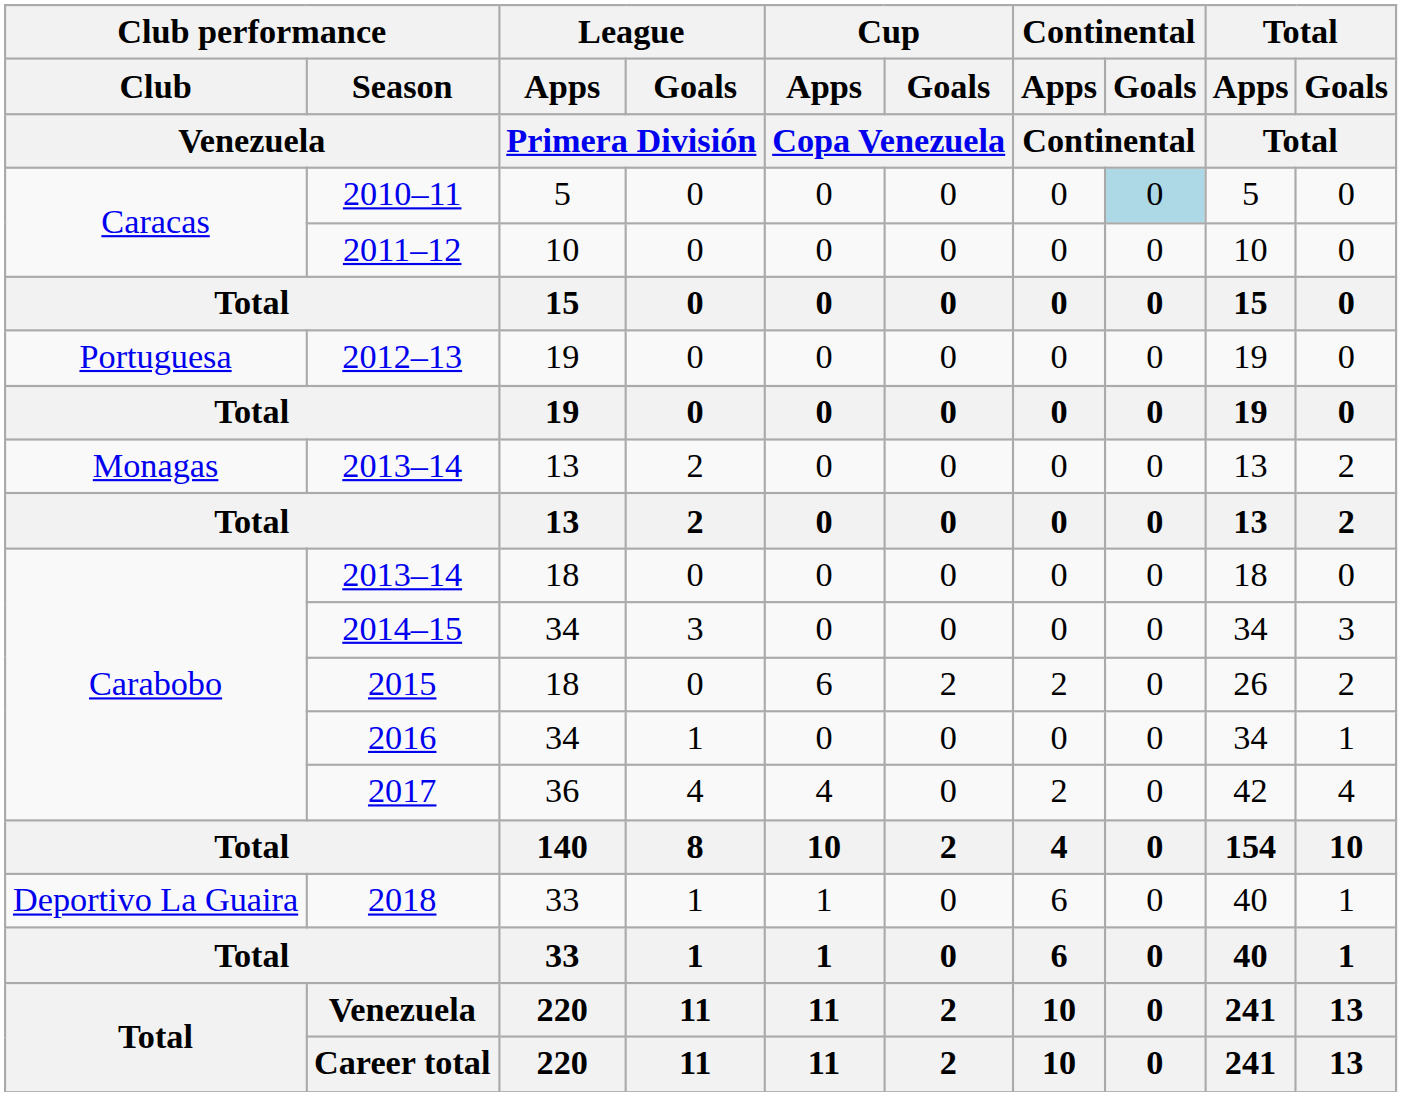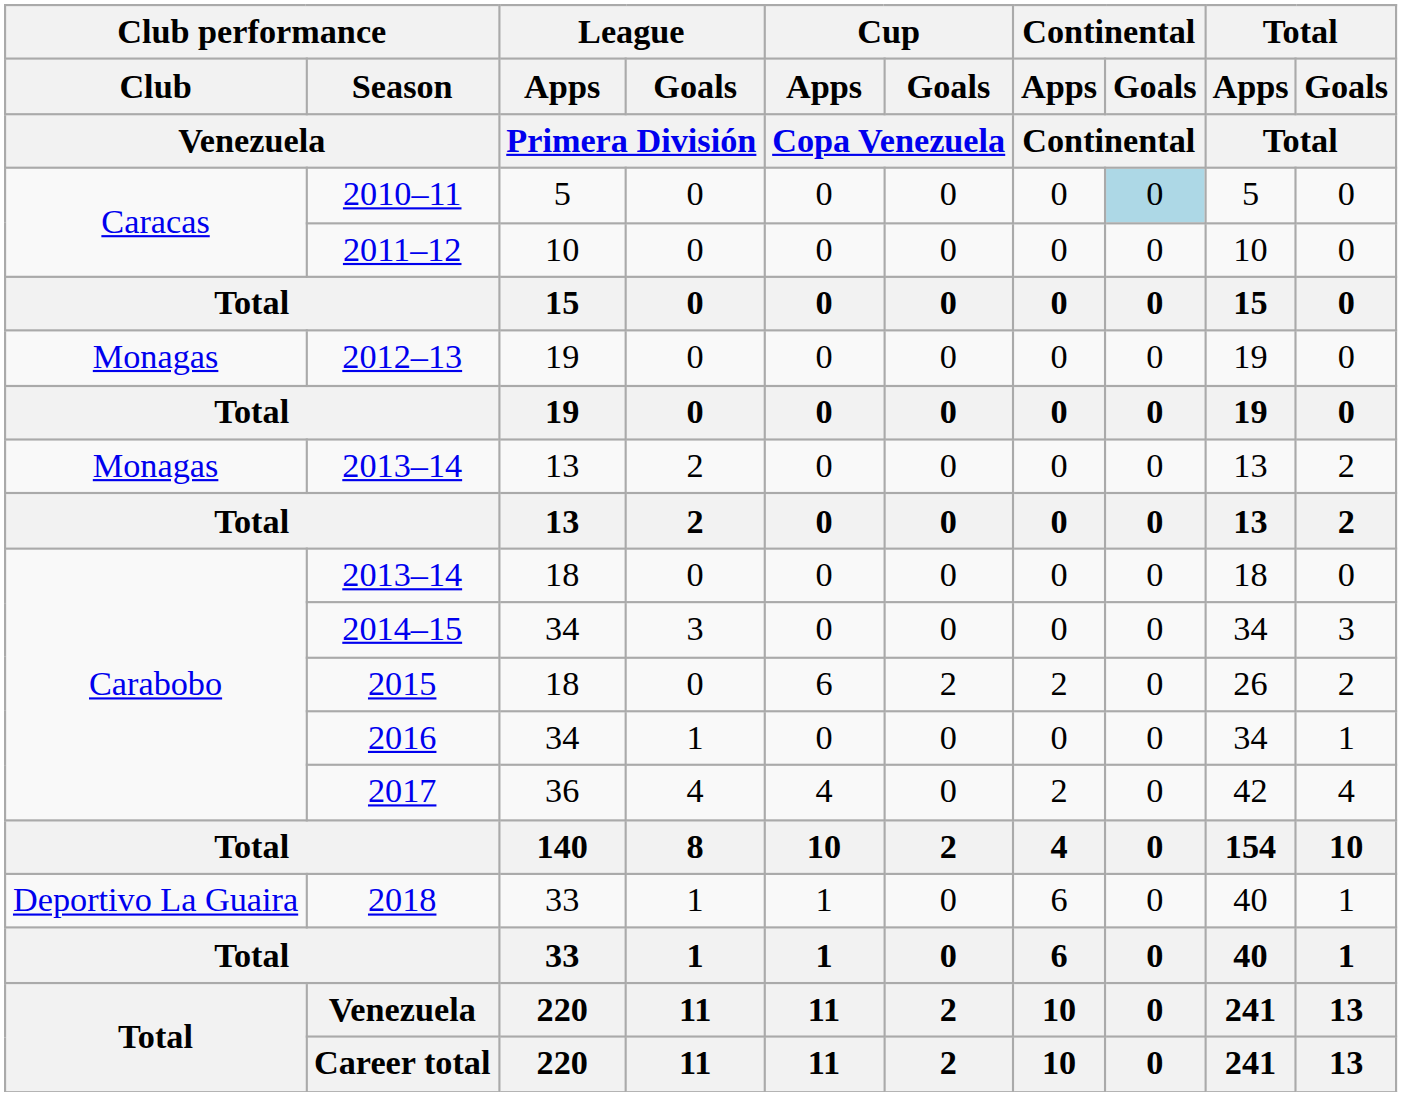(156, 357) Portuguesa -> (156, 357) Monagas
